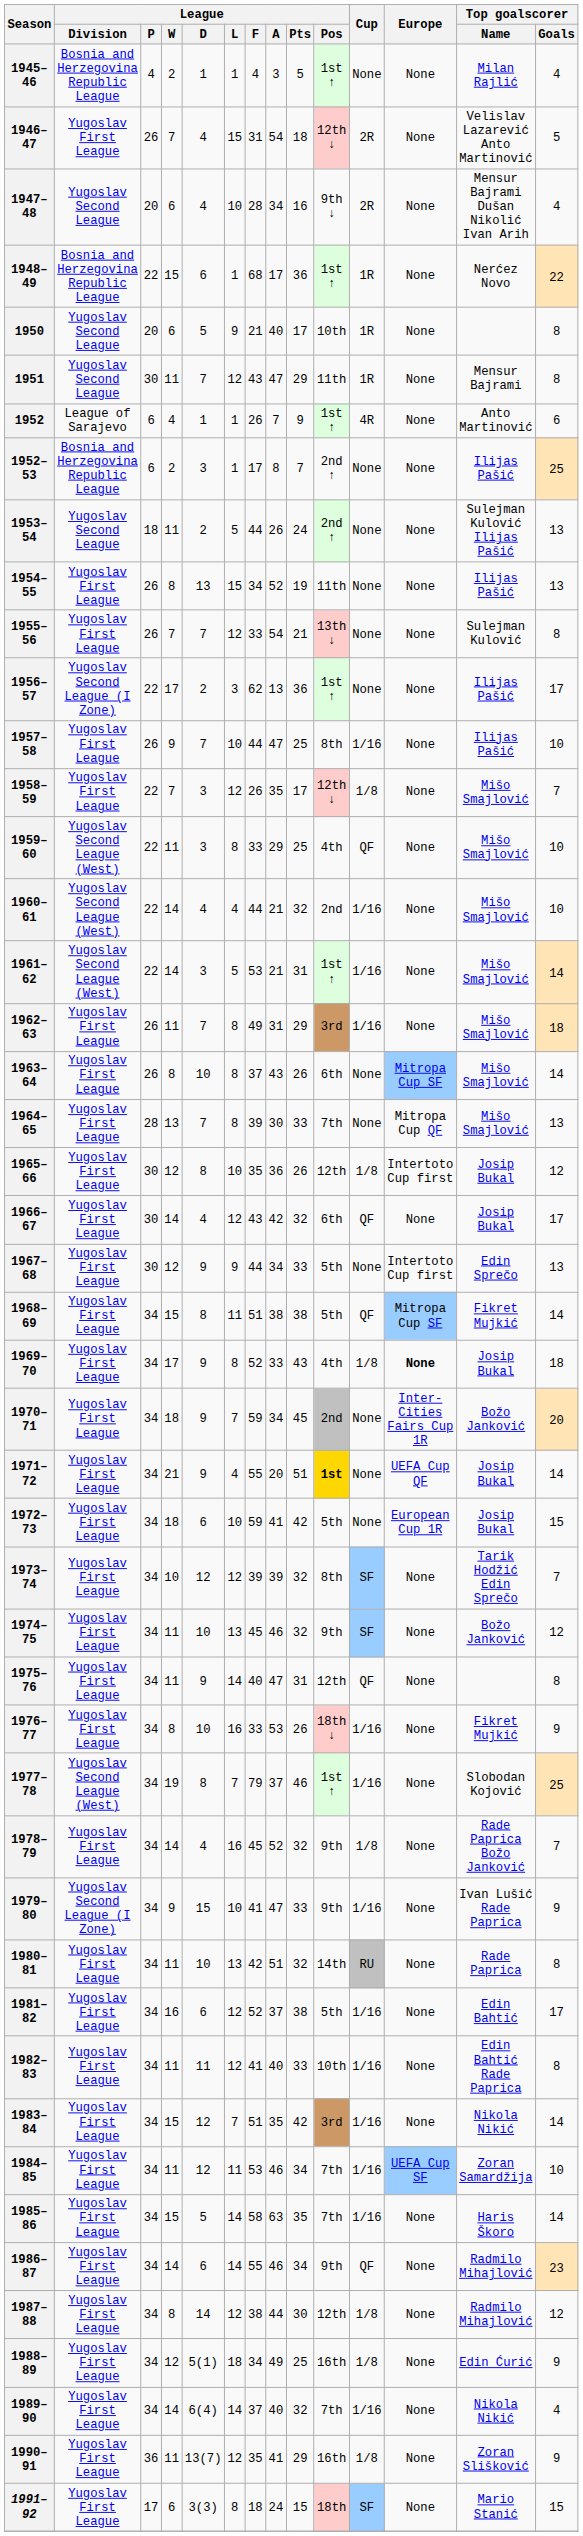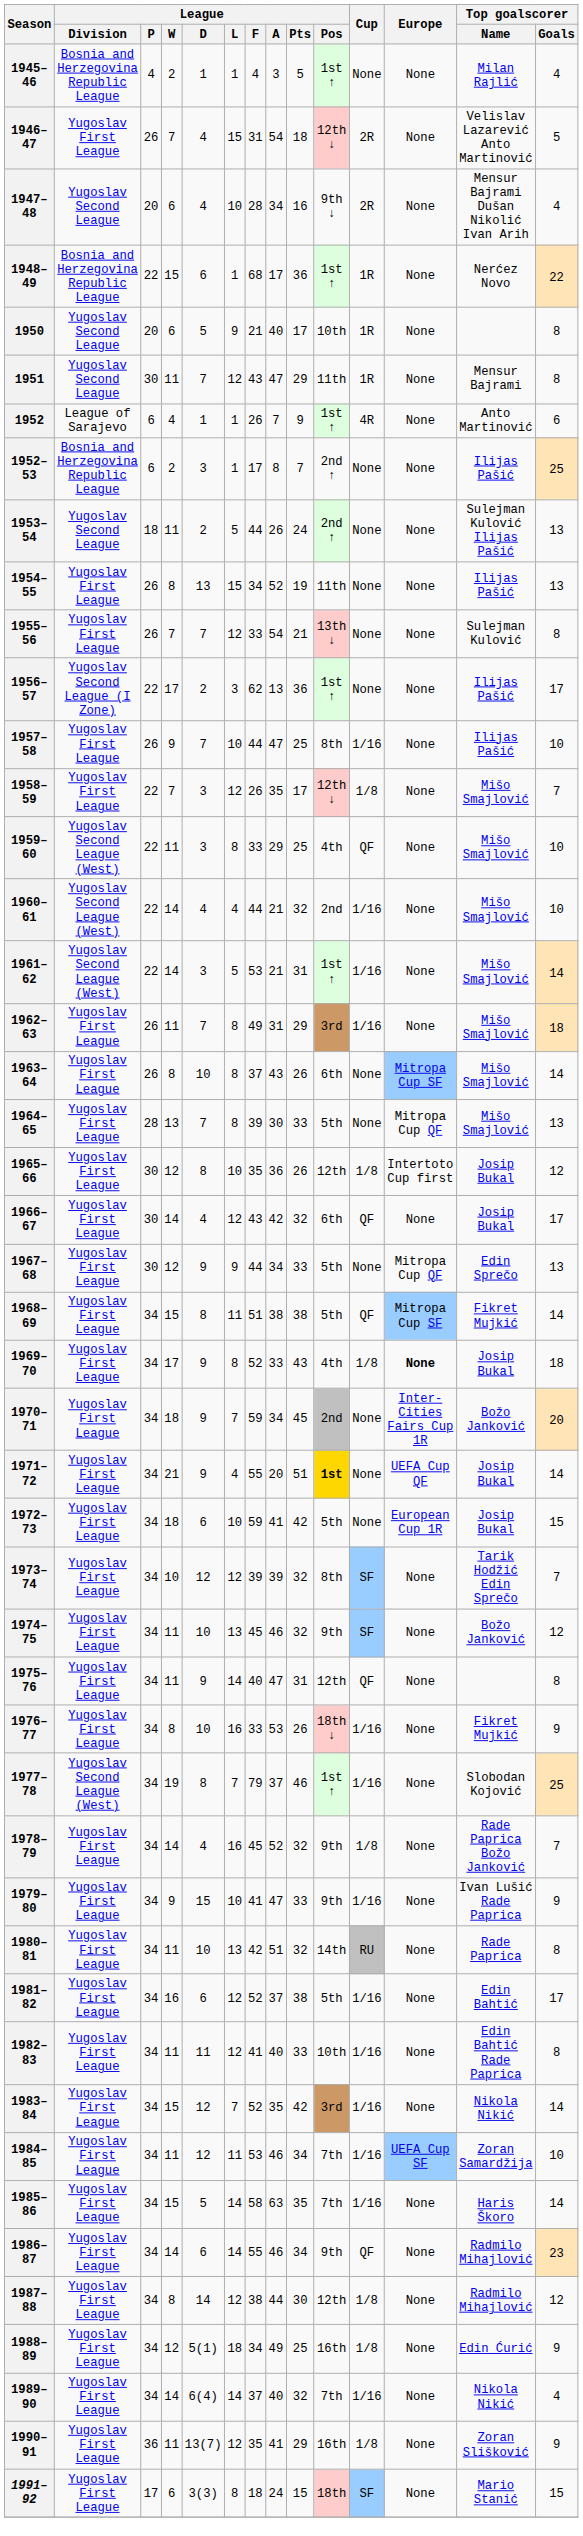(332, 1124) 7th -> (332, 1124) 5th
(420, 1268) Intertoto Cup first -> (420, 1268) Mitropa Cup QF
(98, 1909) Yugoslav Second League (I Zone) -> (98, 1902) Yugoslav First League
(255, 2122) 51 -> (255, 2108) 52
